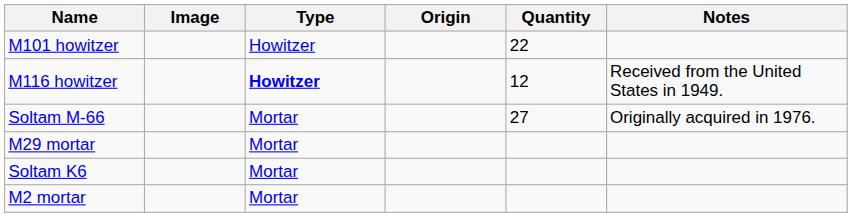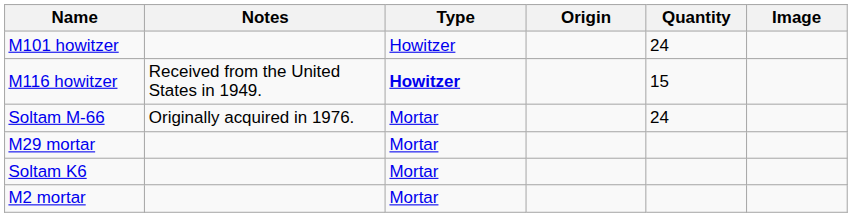columns swapped: (195, 17) <-> (726, 17)
(519, 44) 22 -> (660, 44) 24
(519, 81) 12 -> (660, 81) 15
(519, 117) 27 -> (660, 117) 24
